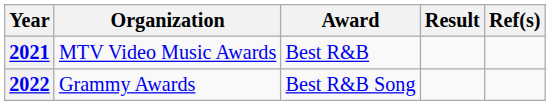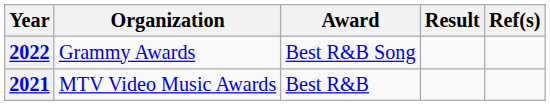rows swapped: (29, 52) <-> (29, 84)
